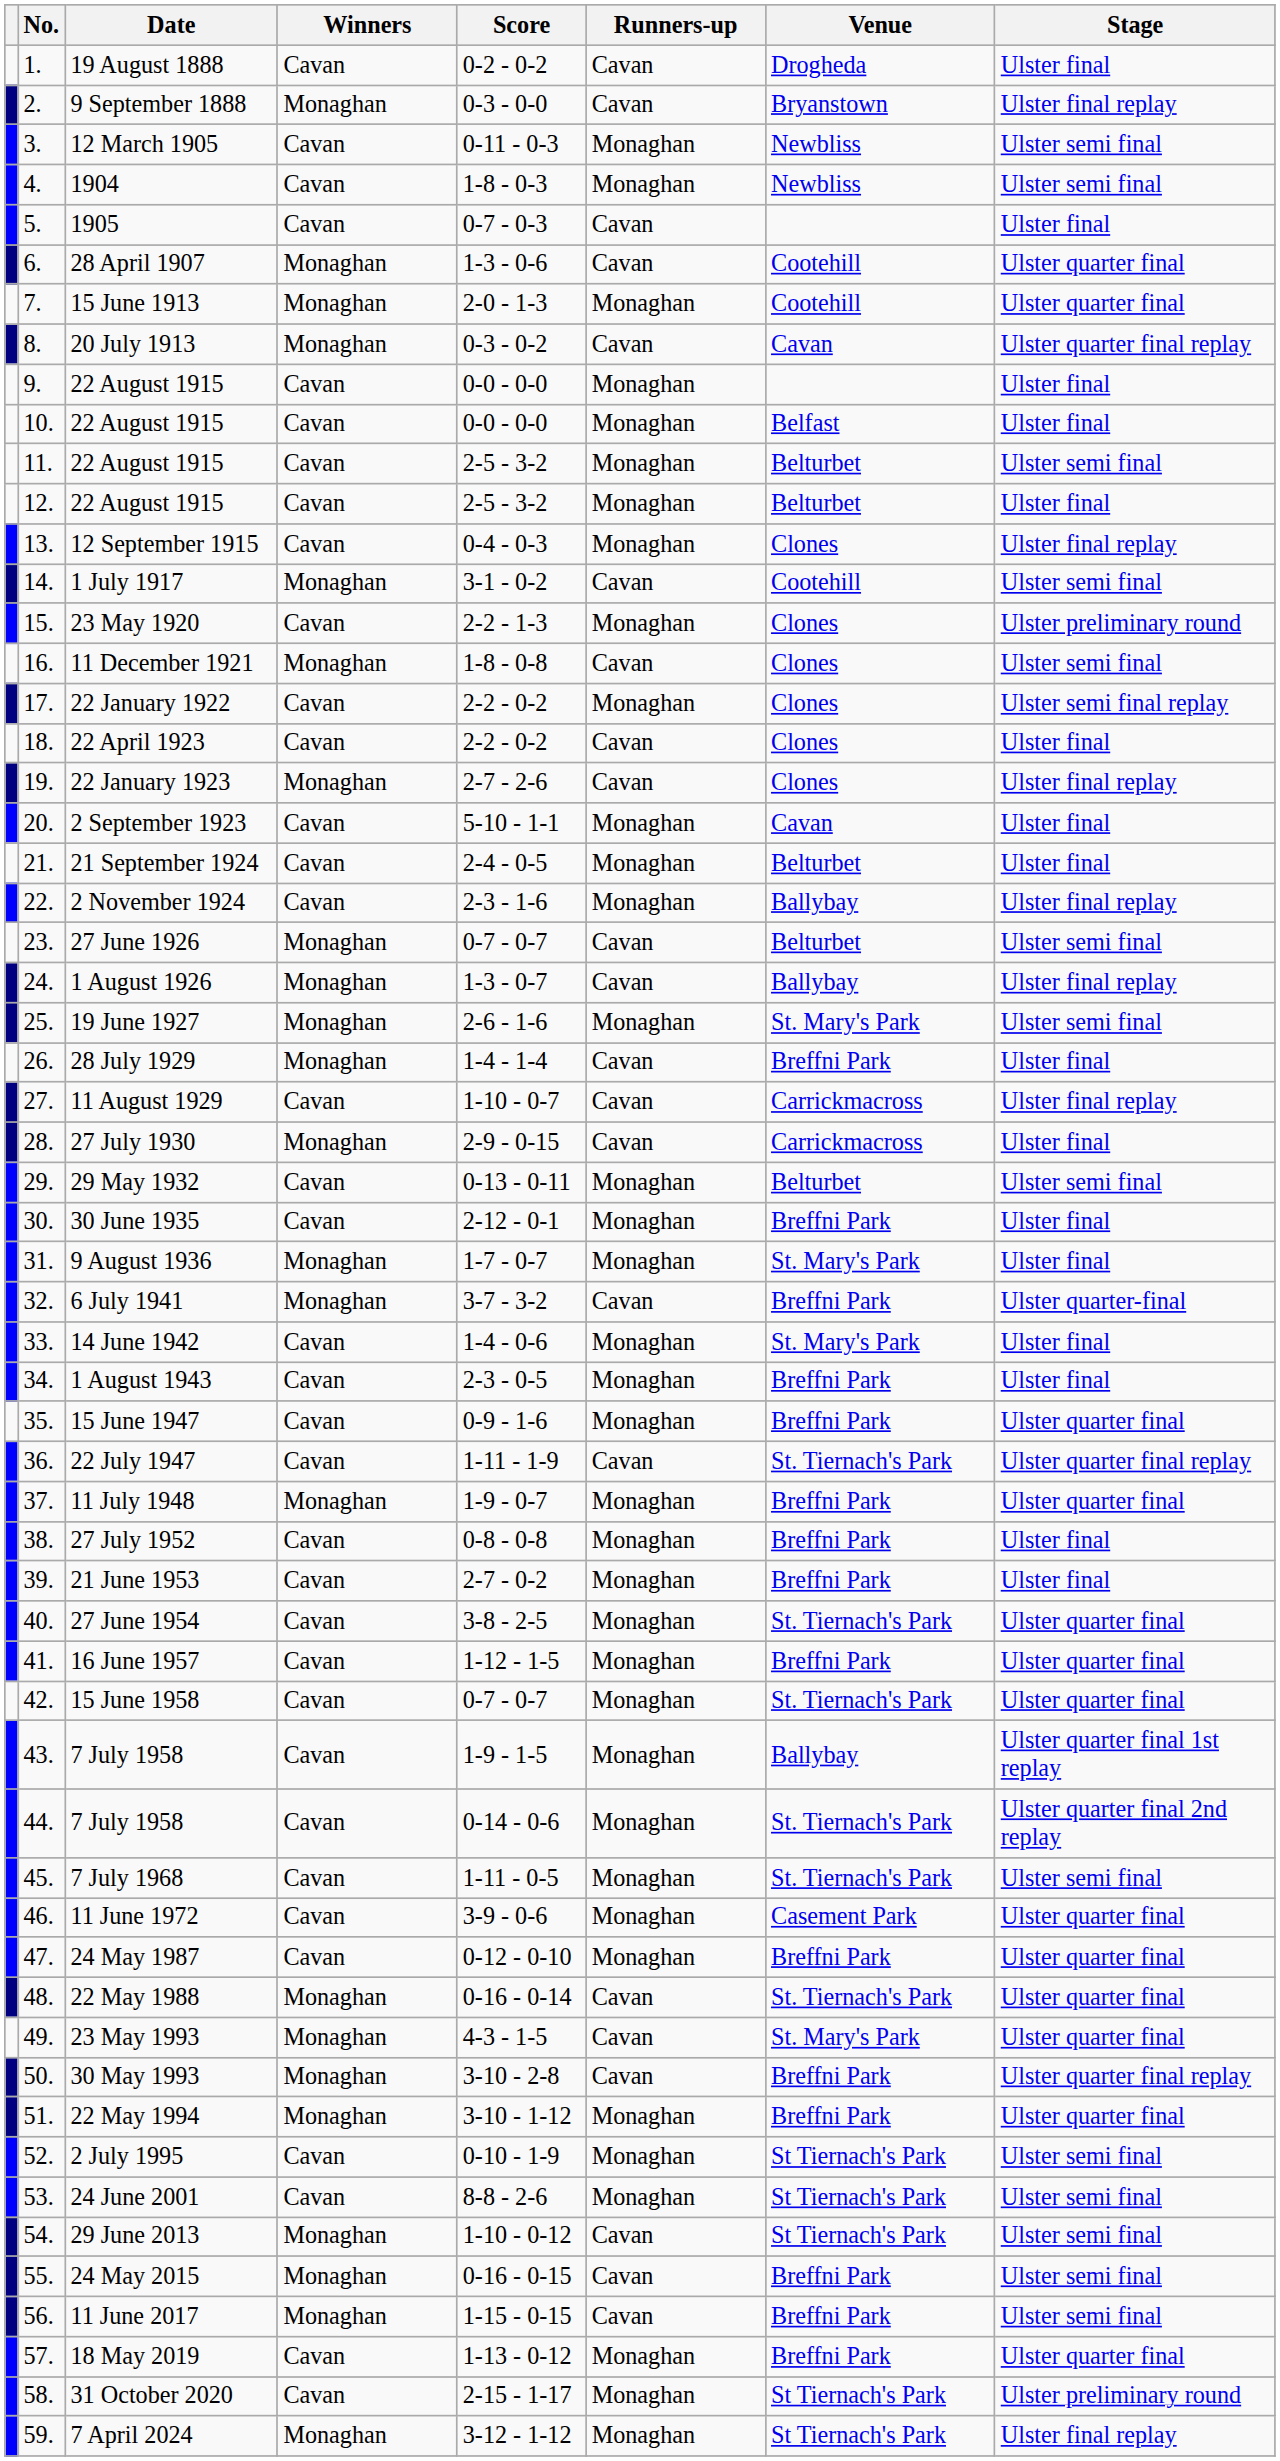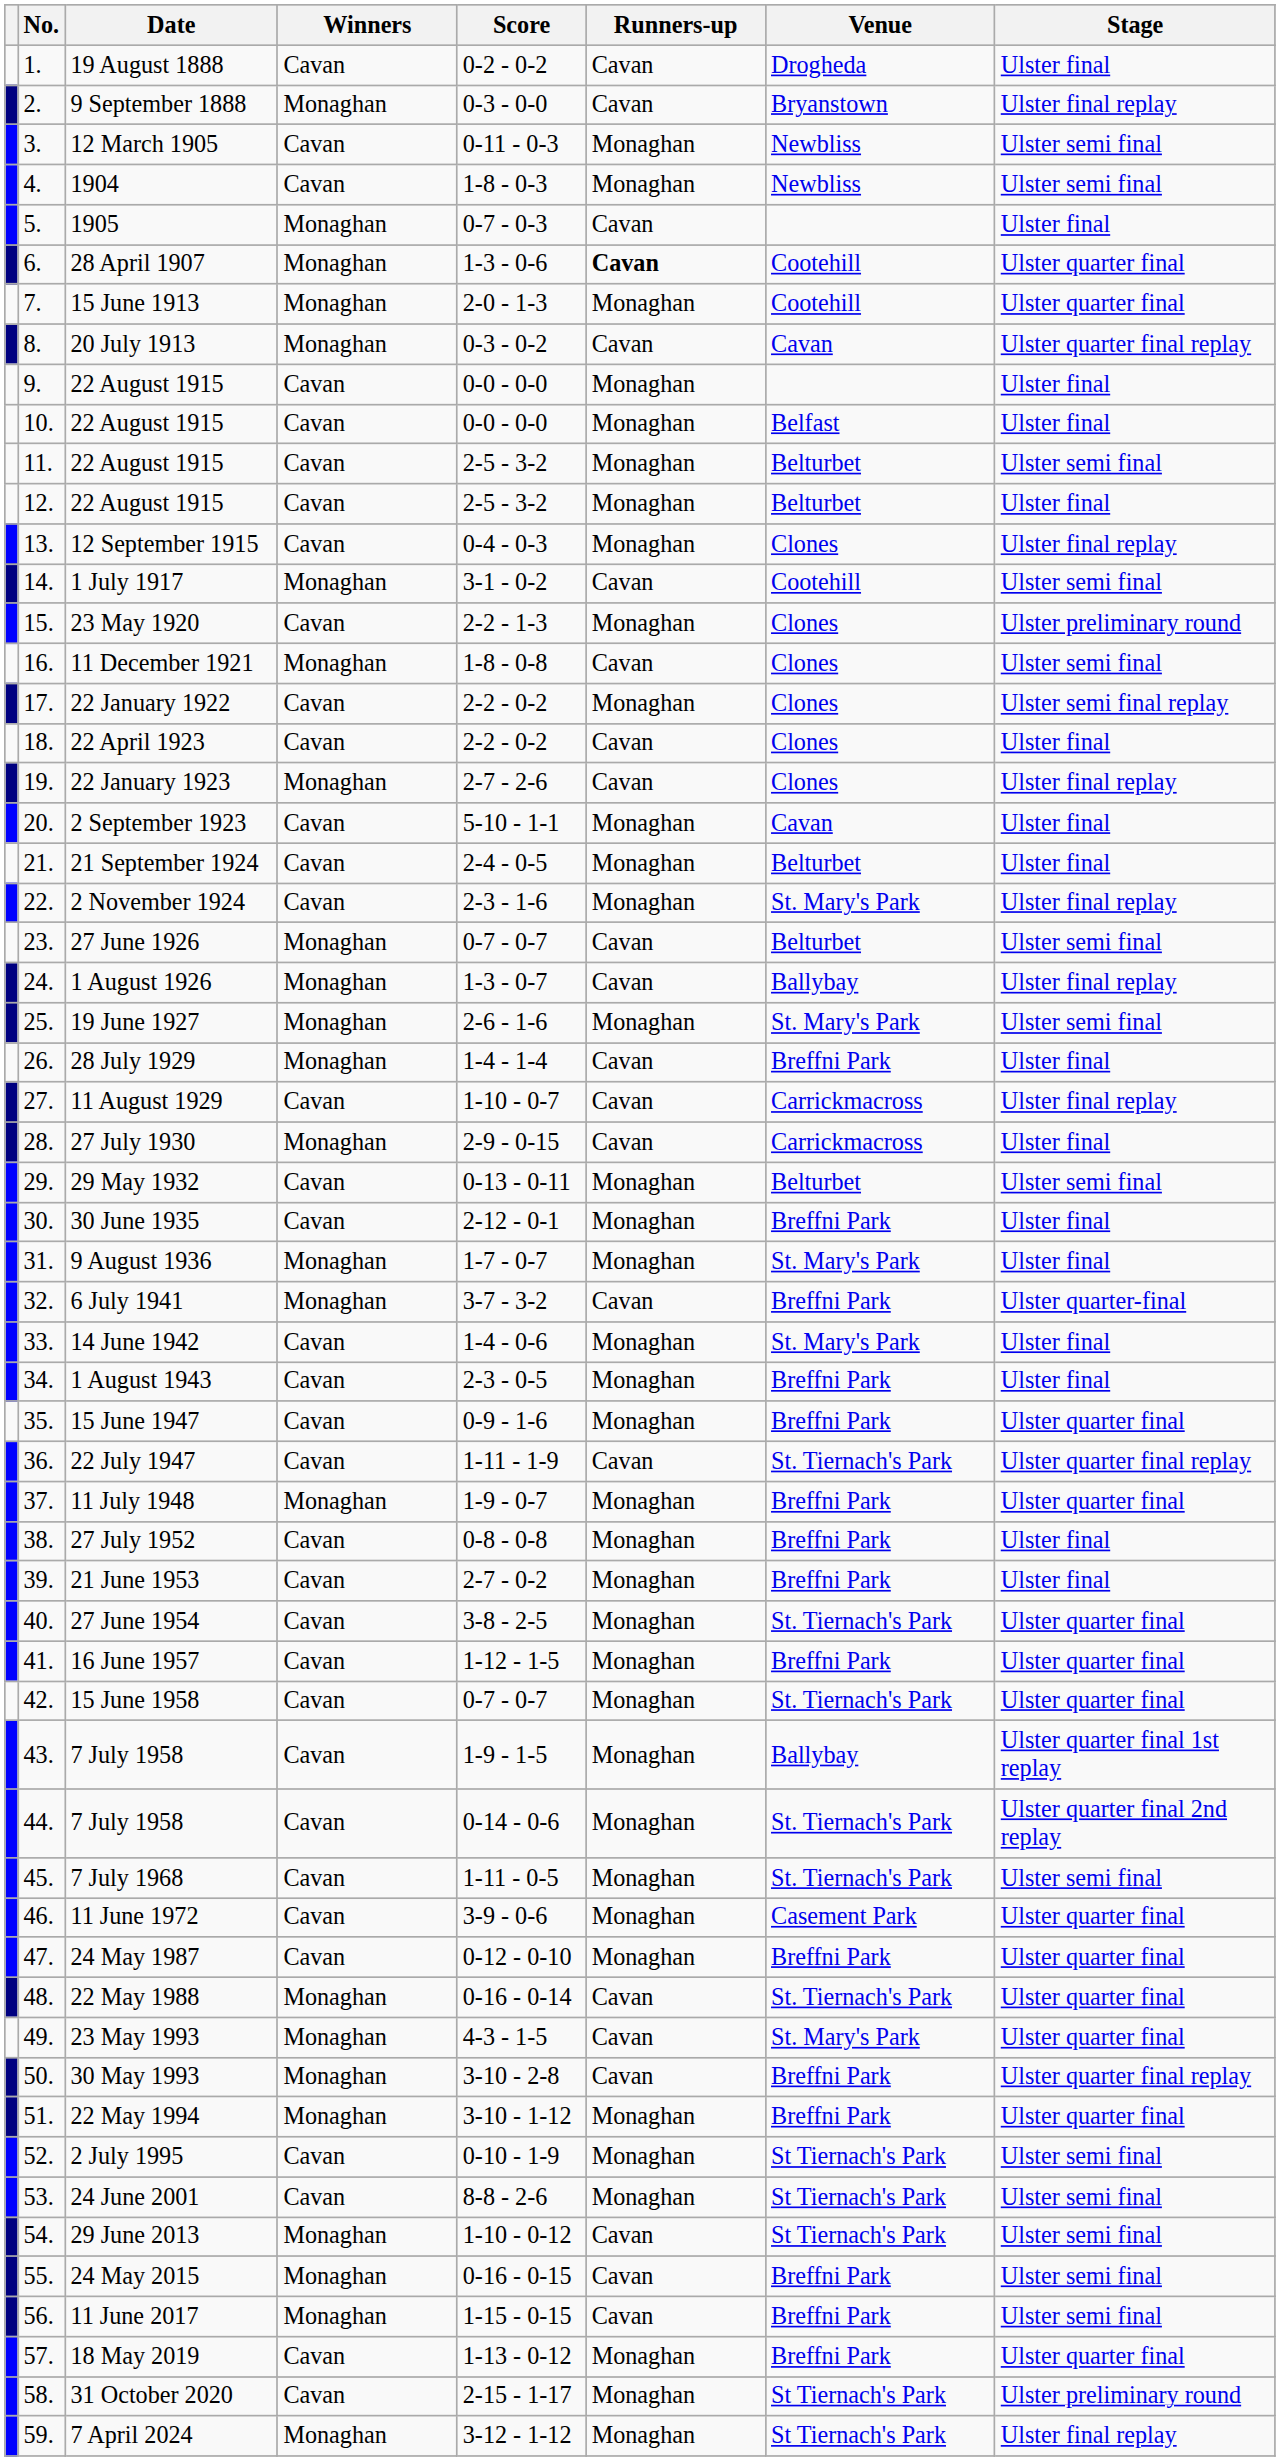(314, 224) Cavan -> (335, 224) Monaghan
(623, 264) normal -> (625, 264) bold
(815, 902) Ballybay -> (845, 902) St. Mary's Park
